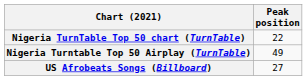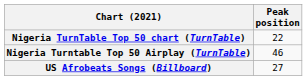(278, 53) 49 -> (278, 53) 46
